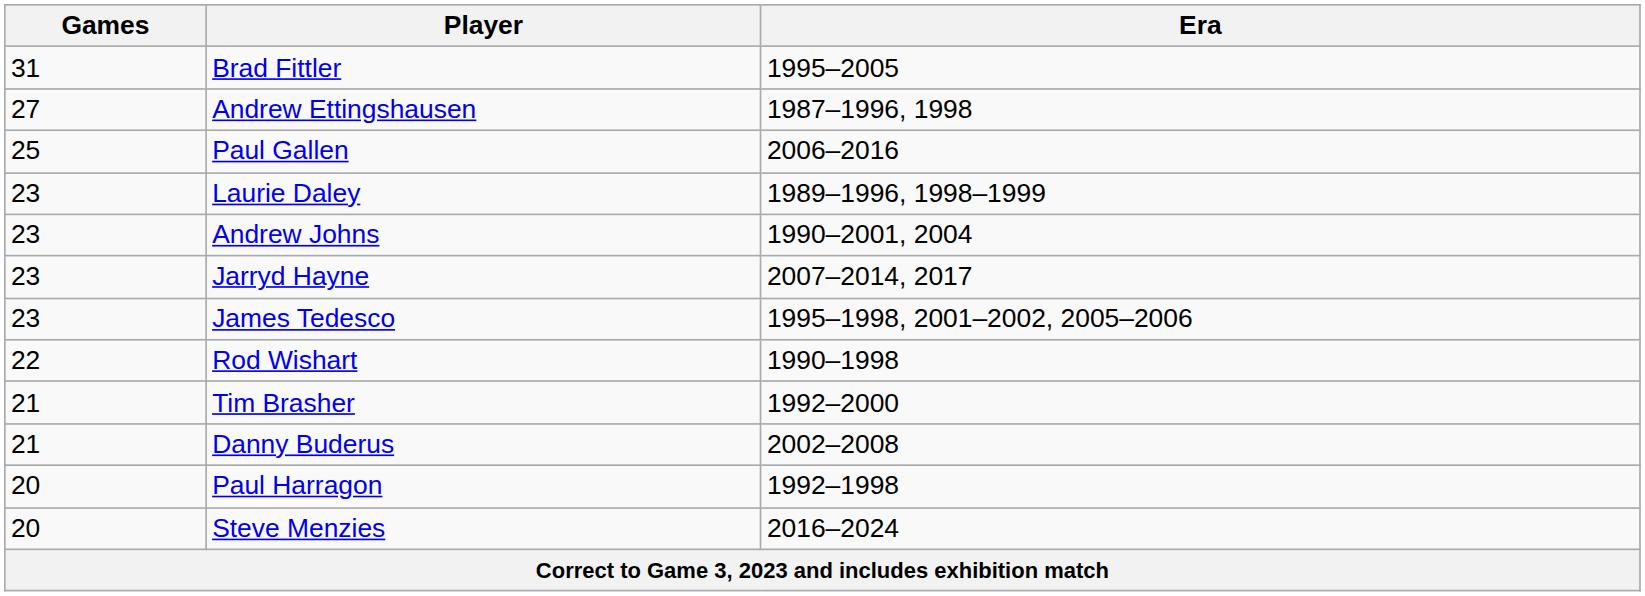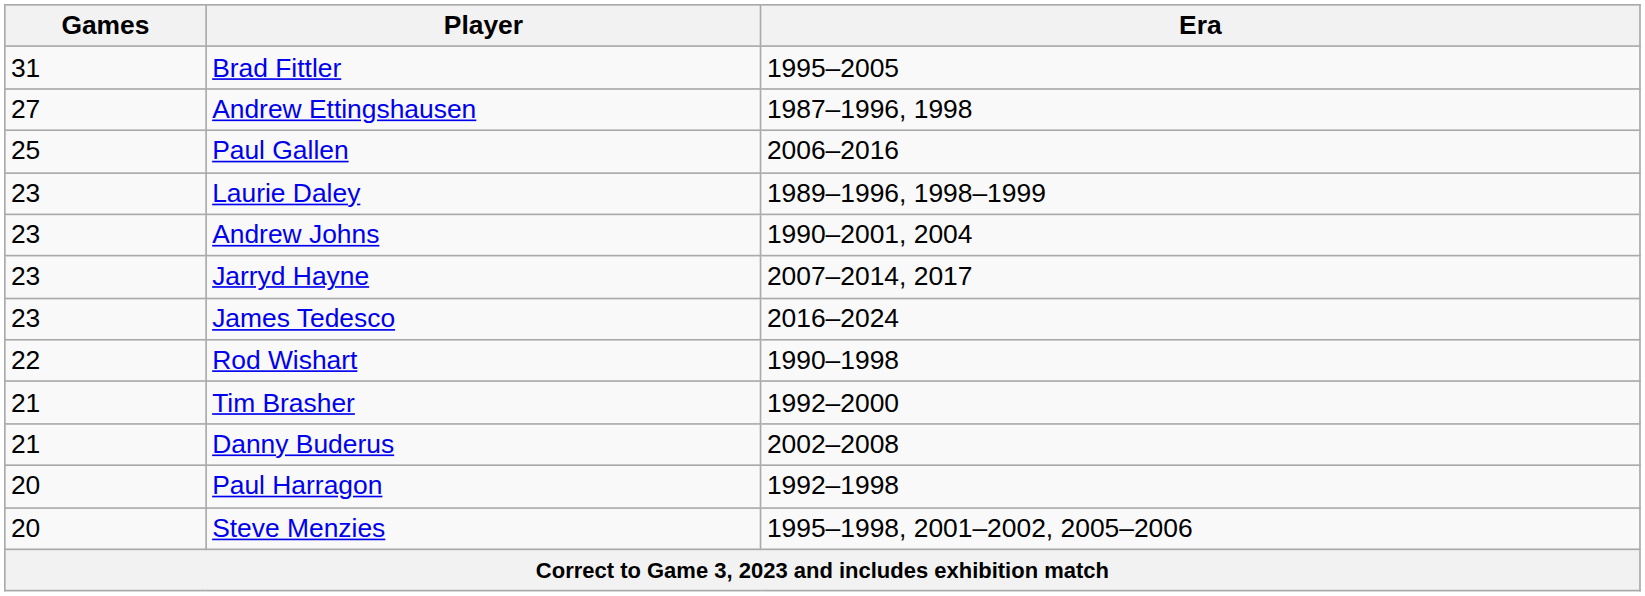(980, 318) 1995–1998, 2001–2002, 2005–2006 -> (833, 318) 2016–2024
(833, 527) 2016–2024 -> (980, 527) 1995–1998, 2001–2002, 2005–2006
